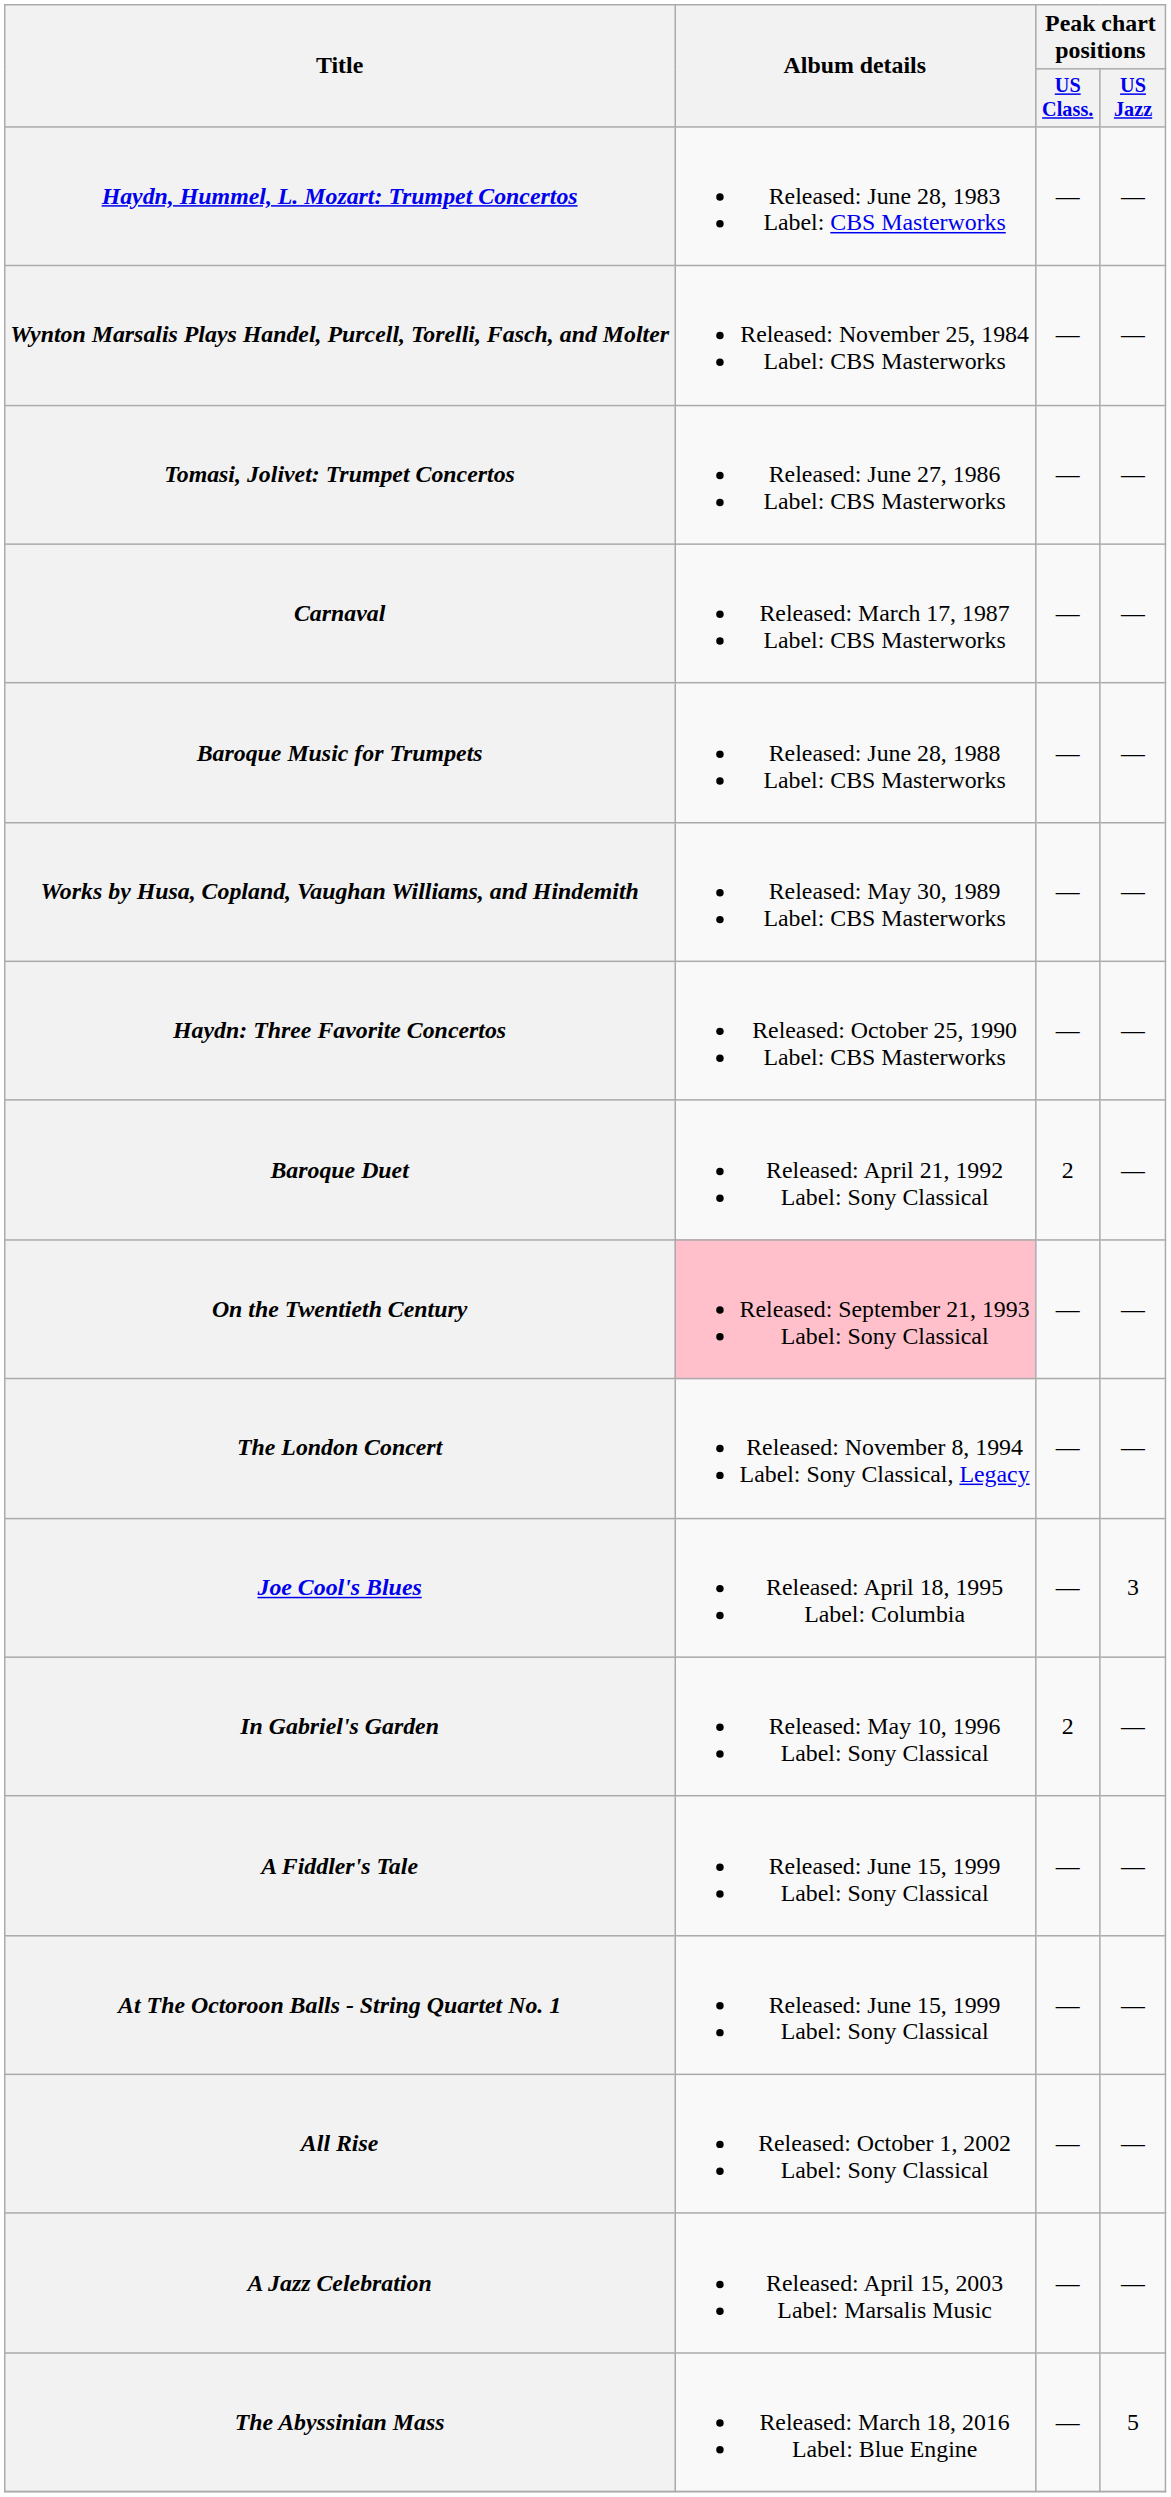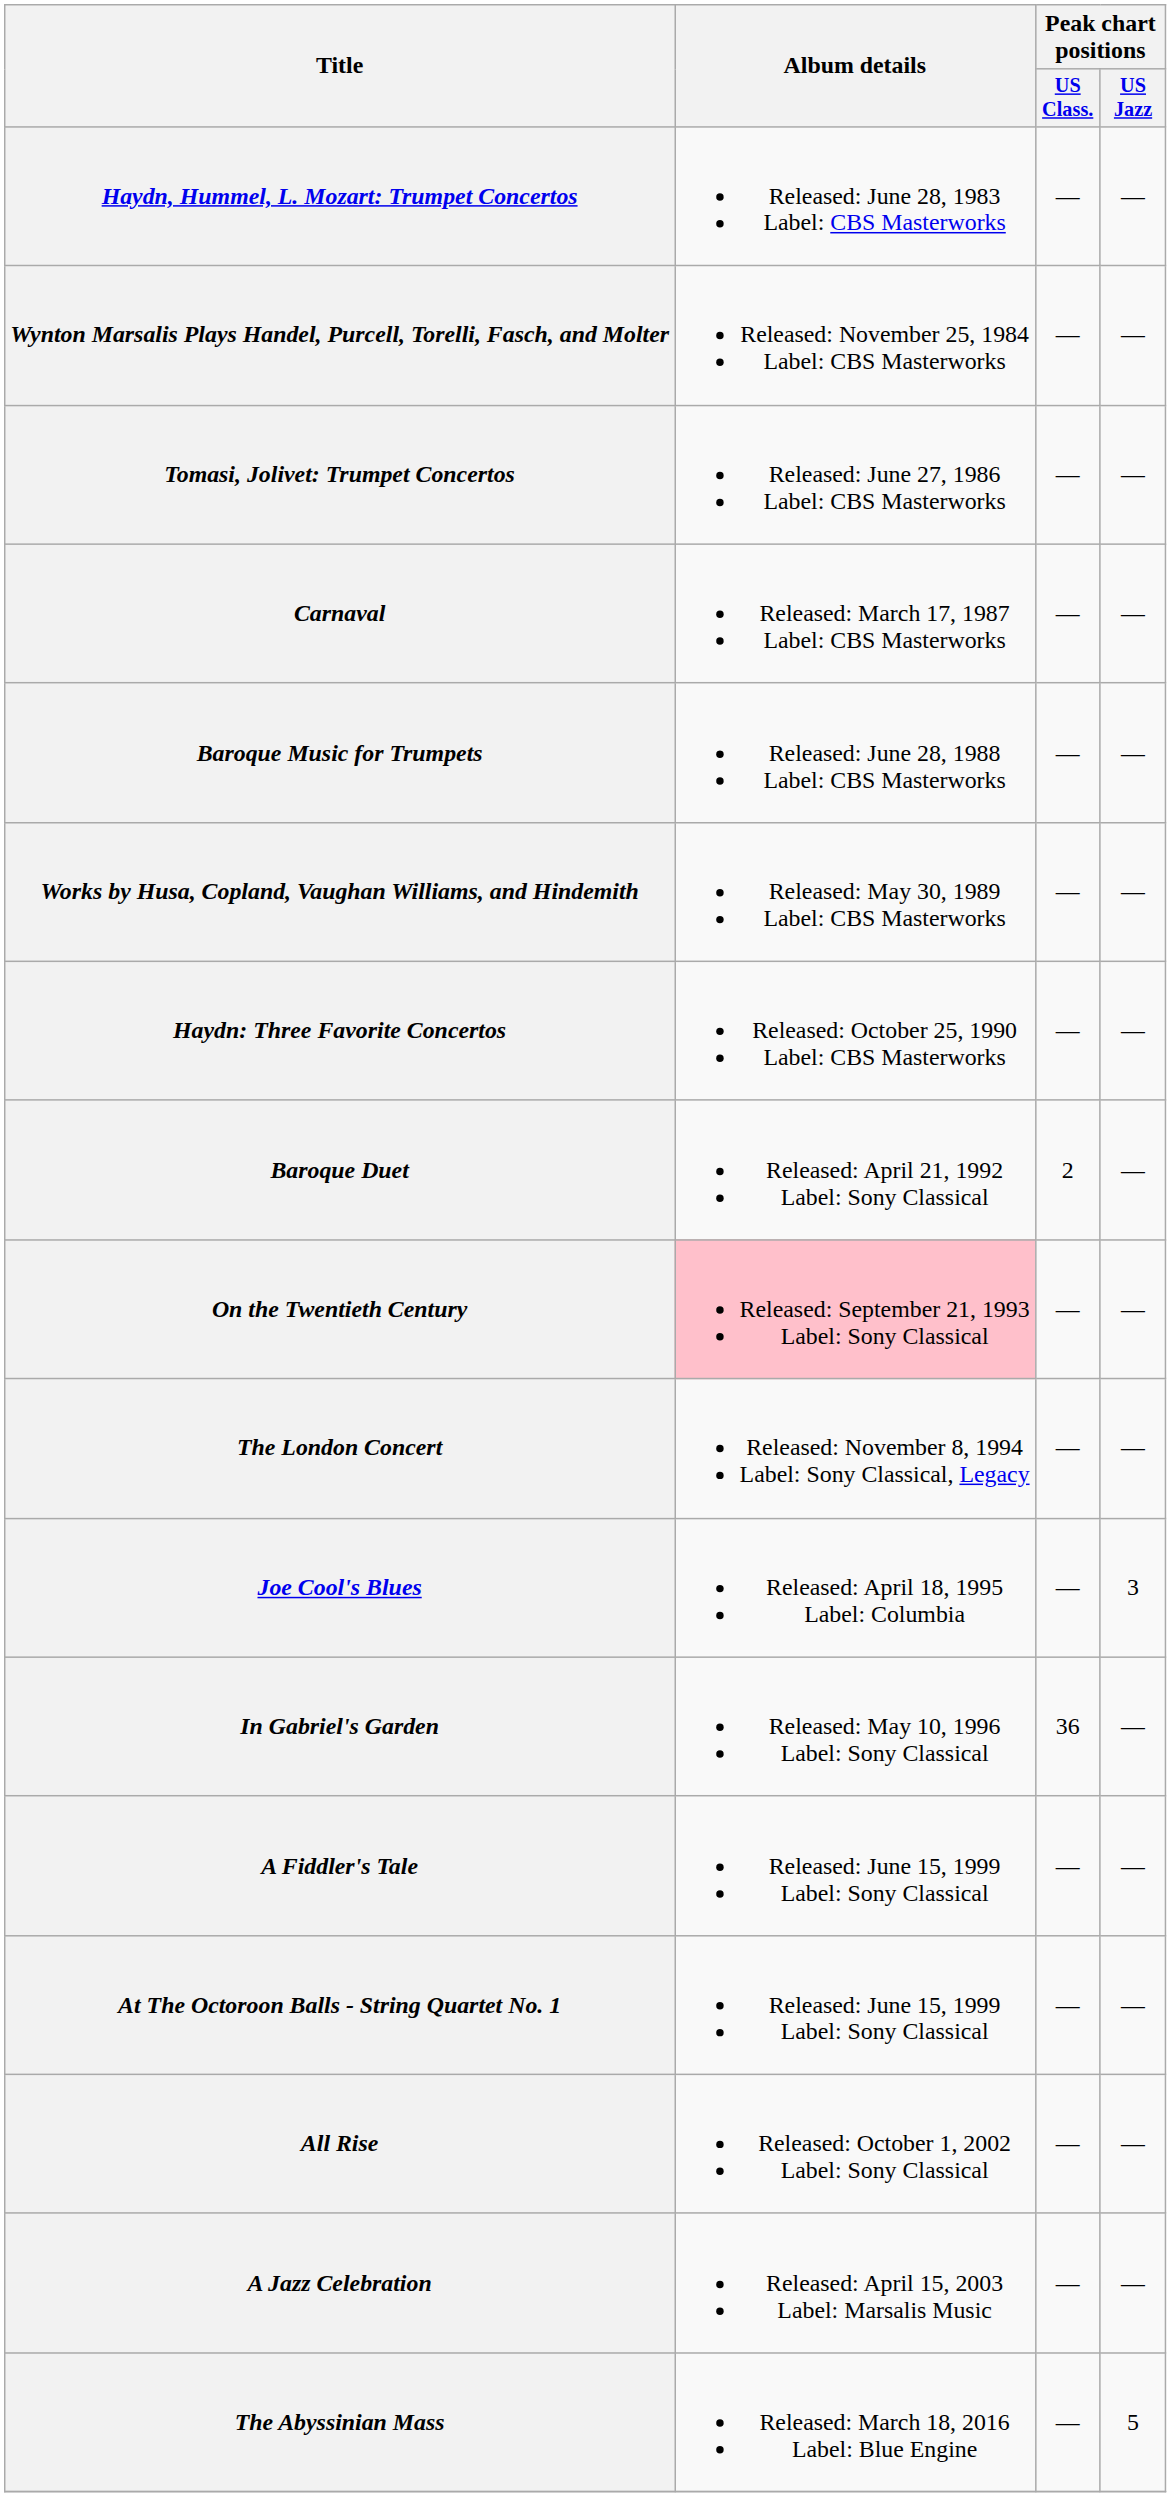(1068, 1726) 2 -> (1068, 1726) 36
